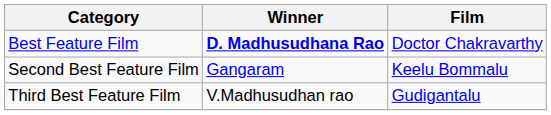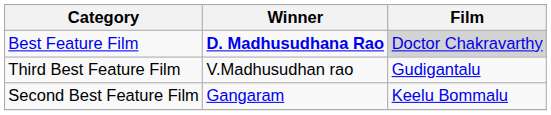(467, 43) no background -> (467, 43) lightgrey background
rows swapped: (104, 69) <-> (94, 95)
